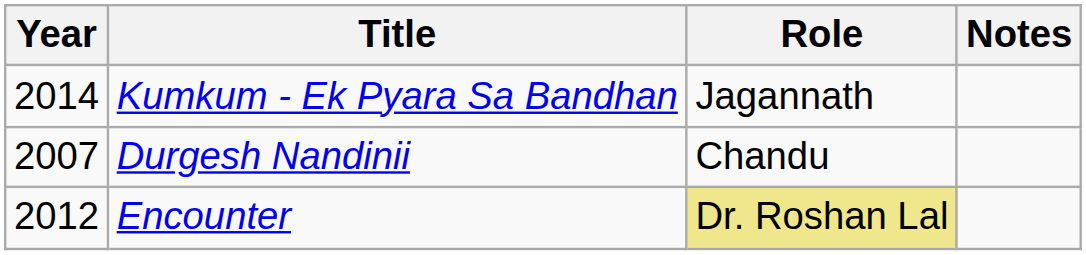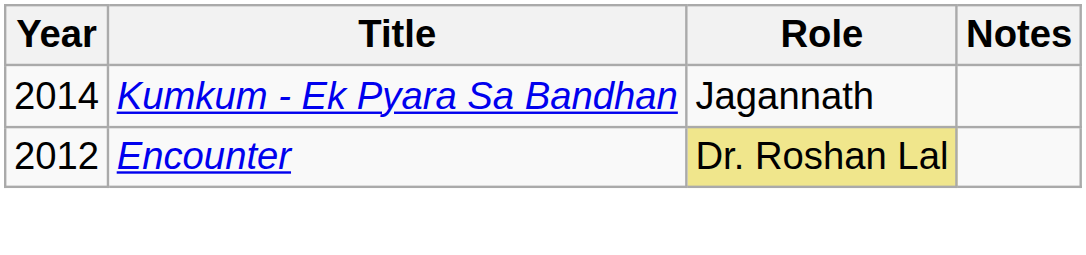- row: (263, 156)
